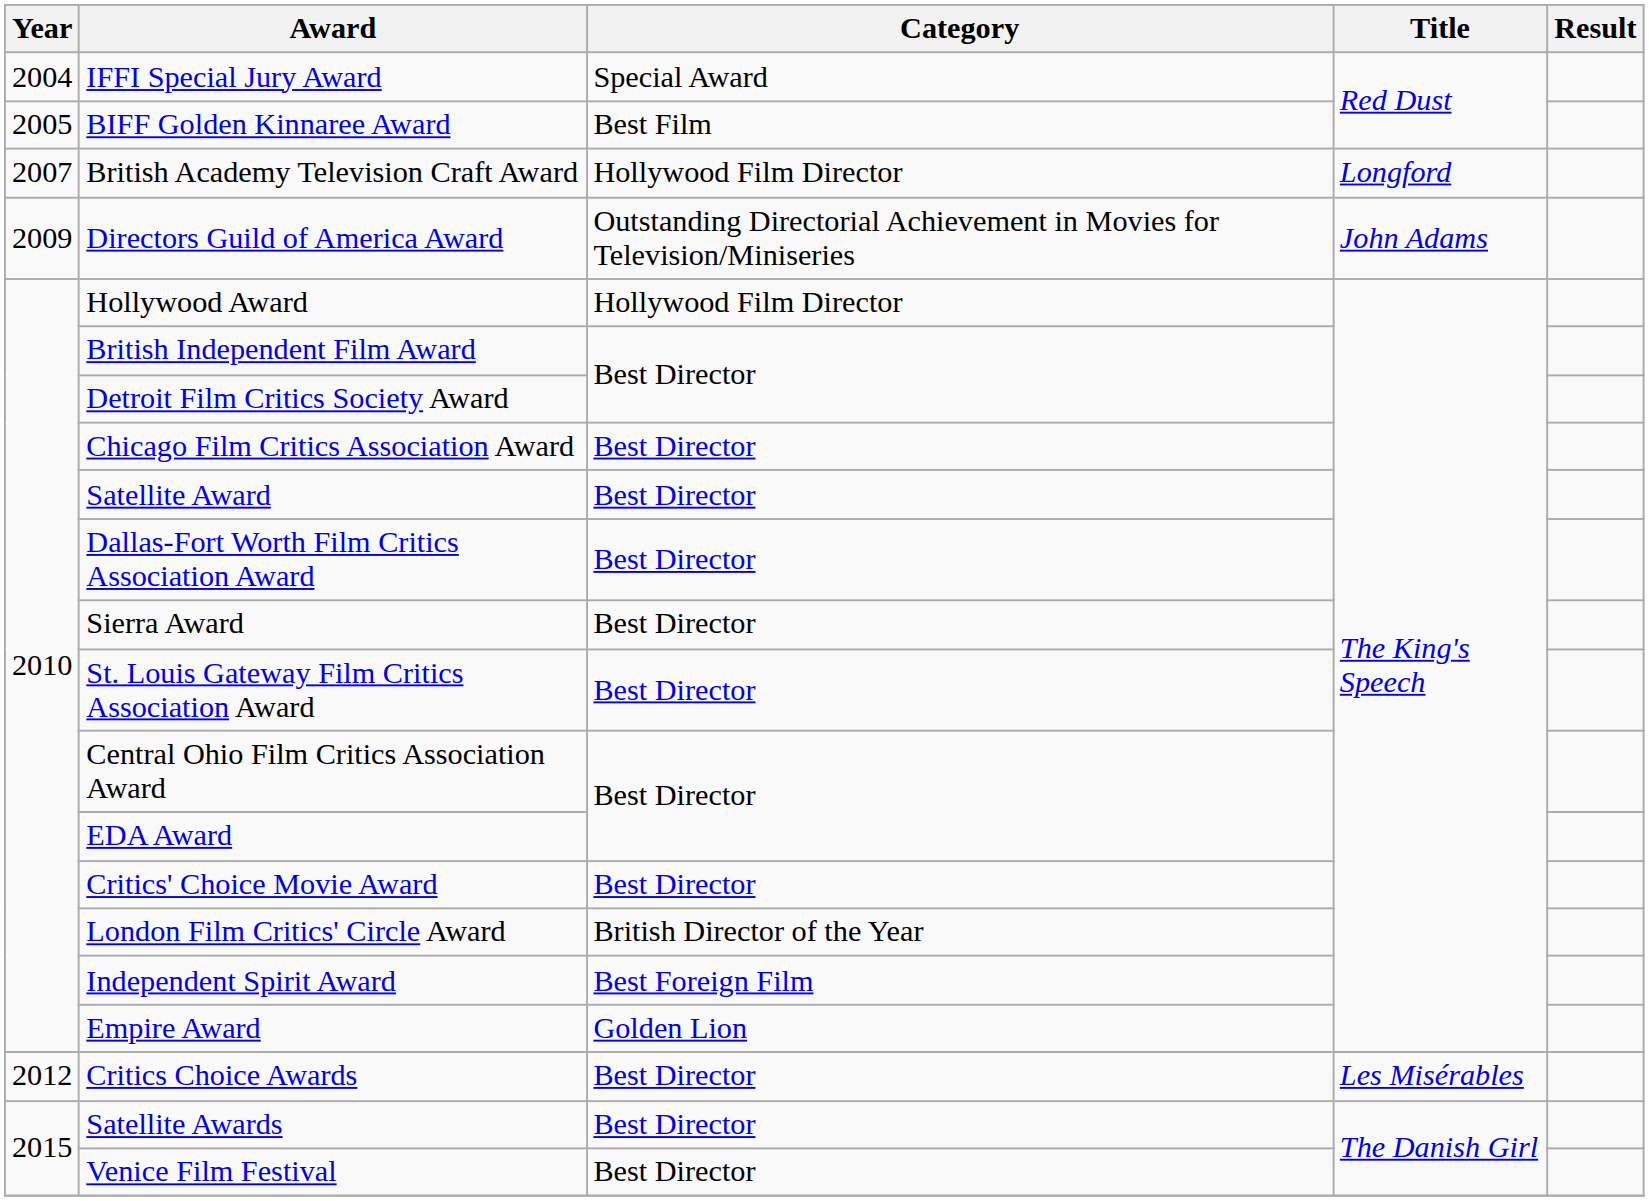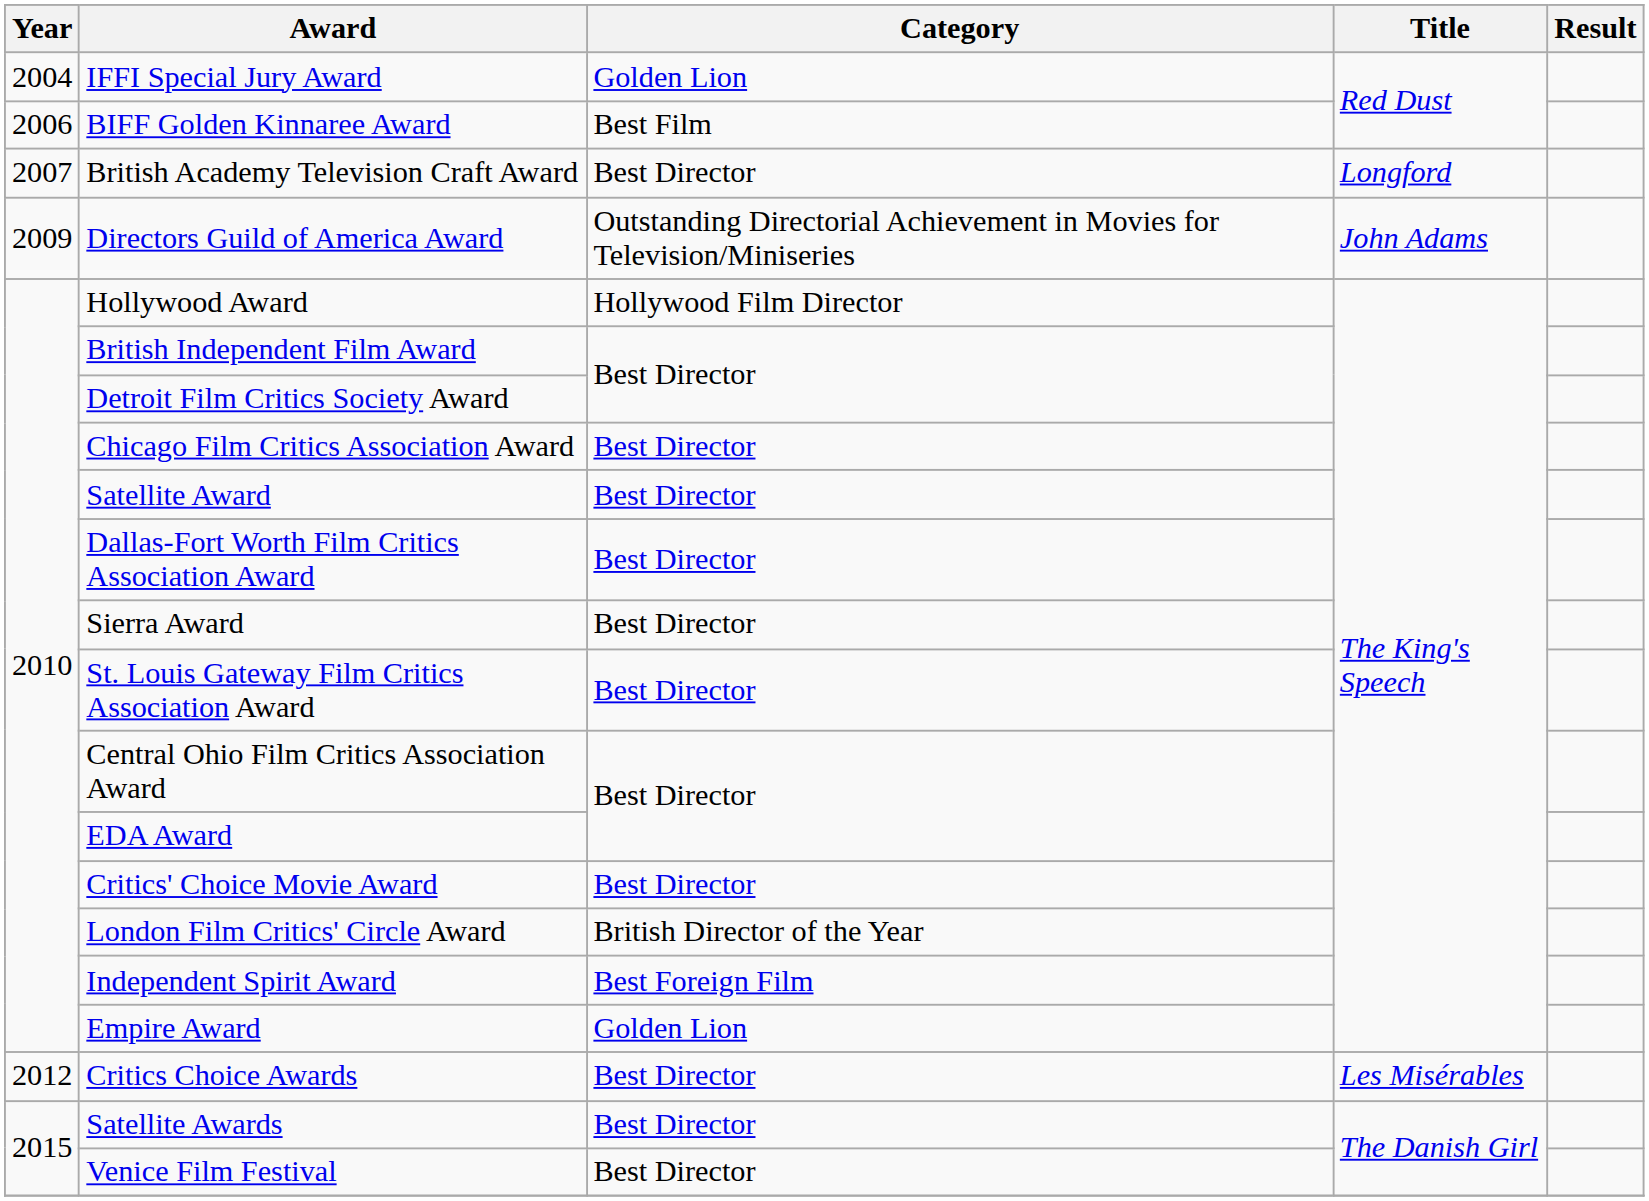(681, 76) Special Award -> (670, 76) Golden Lion
(42, 124) 2005 -> (42, 124) 2006
(748, 172) Hollywood Film Director -> (674, 172) Best Director
